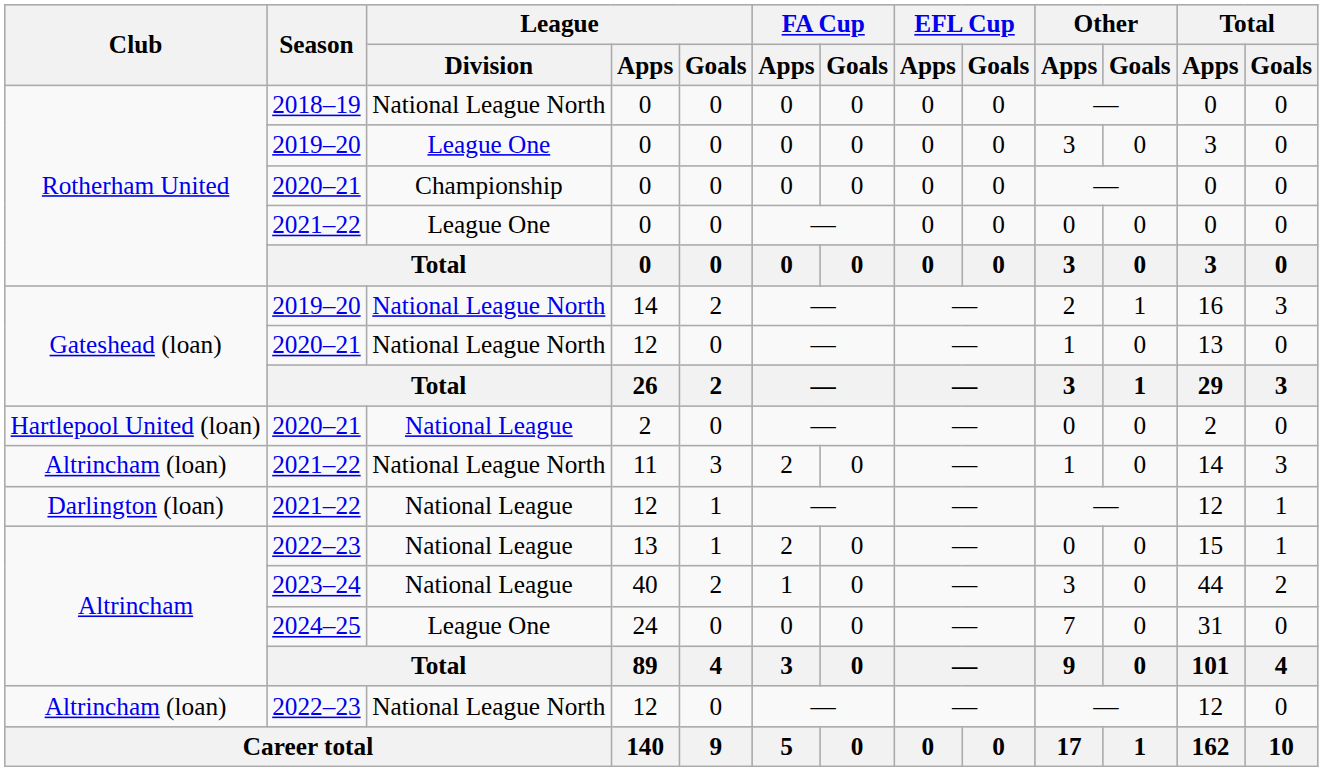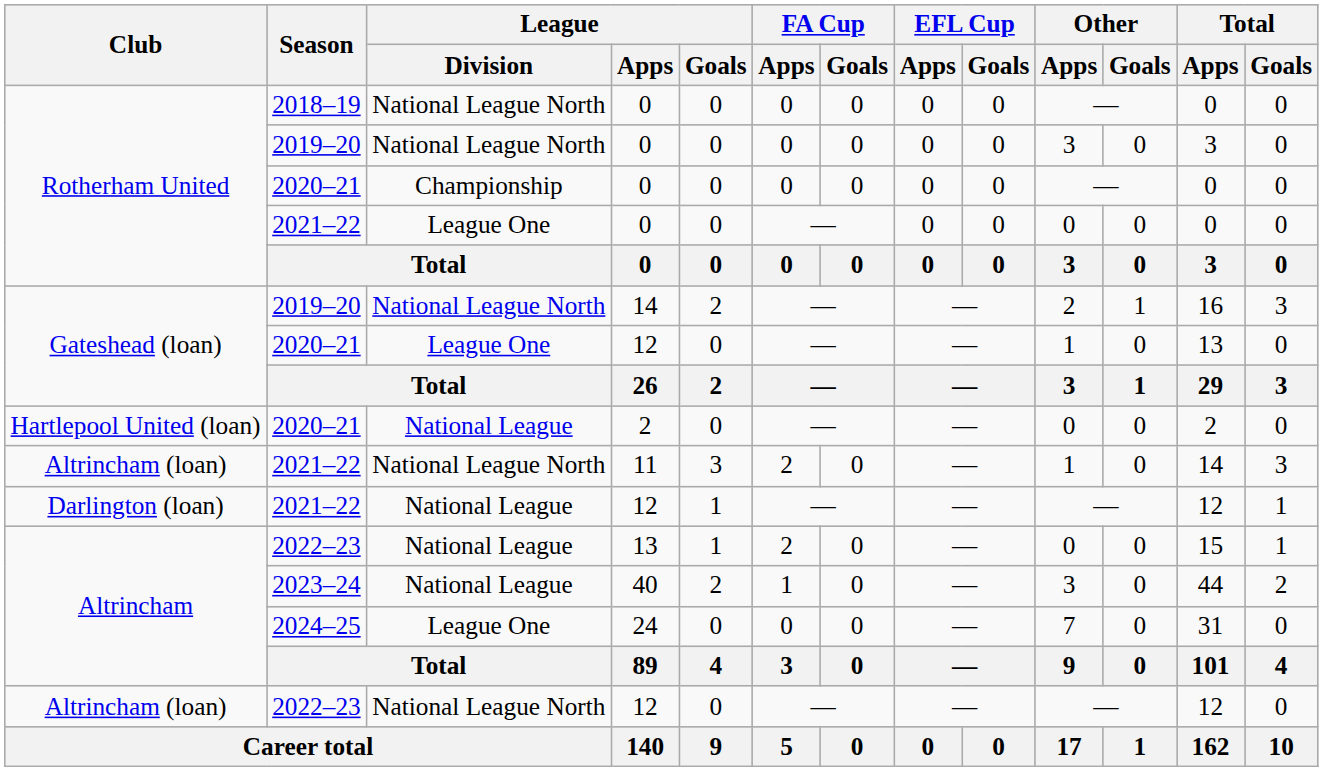(489, 144) League One -> (489, 144) National League North
(489, 345) National League North -> (489, 345) League One
